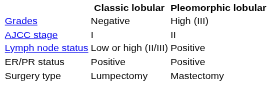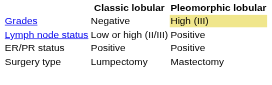(189, 21) no background -> (189, 21) khaki background
- row: (31, 34)
